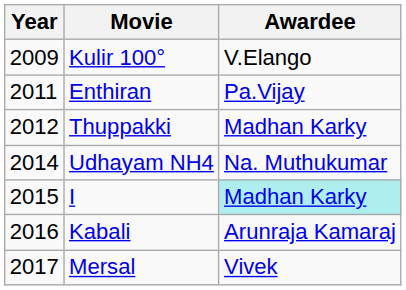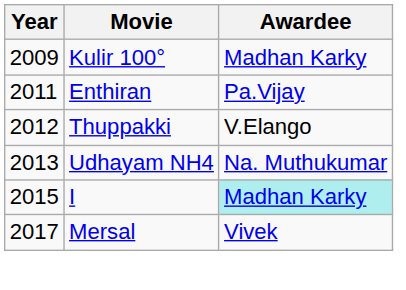(268, 57) V.Elango -> (295, 57) Madhan Karky
(295, 127) Madhan Karky -> (268, 127) V.Elango
(34, 162) 2014 -> (34, 162) 2013
- row: (100, 232)
